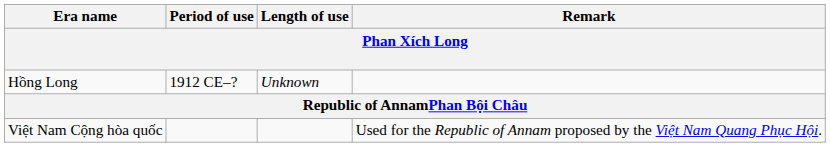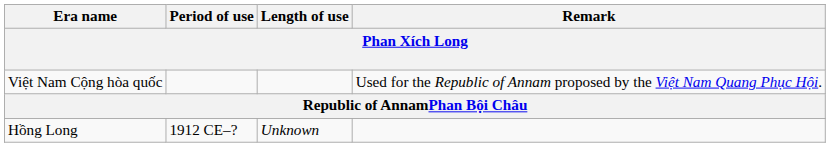rows swapped: (43, 81) <-> (85, 130)
